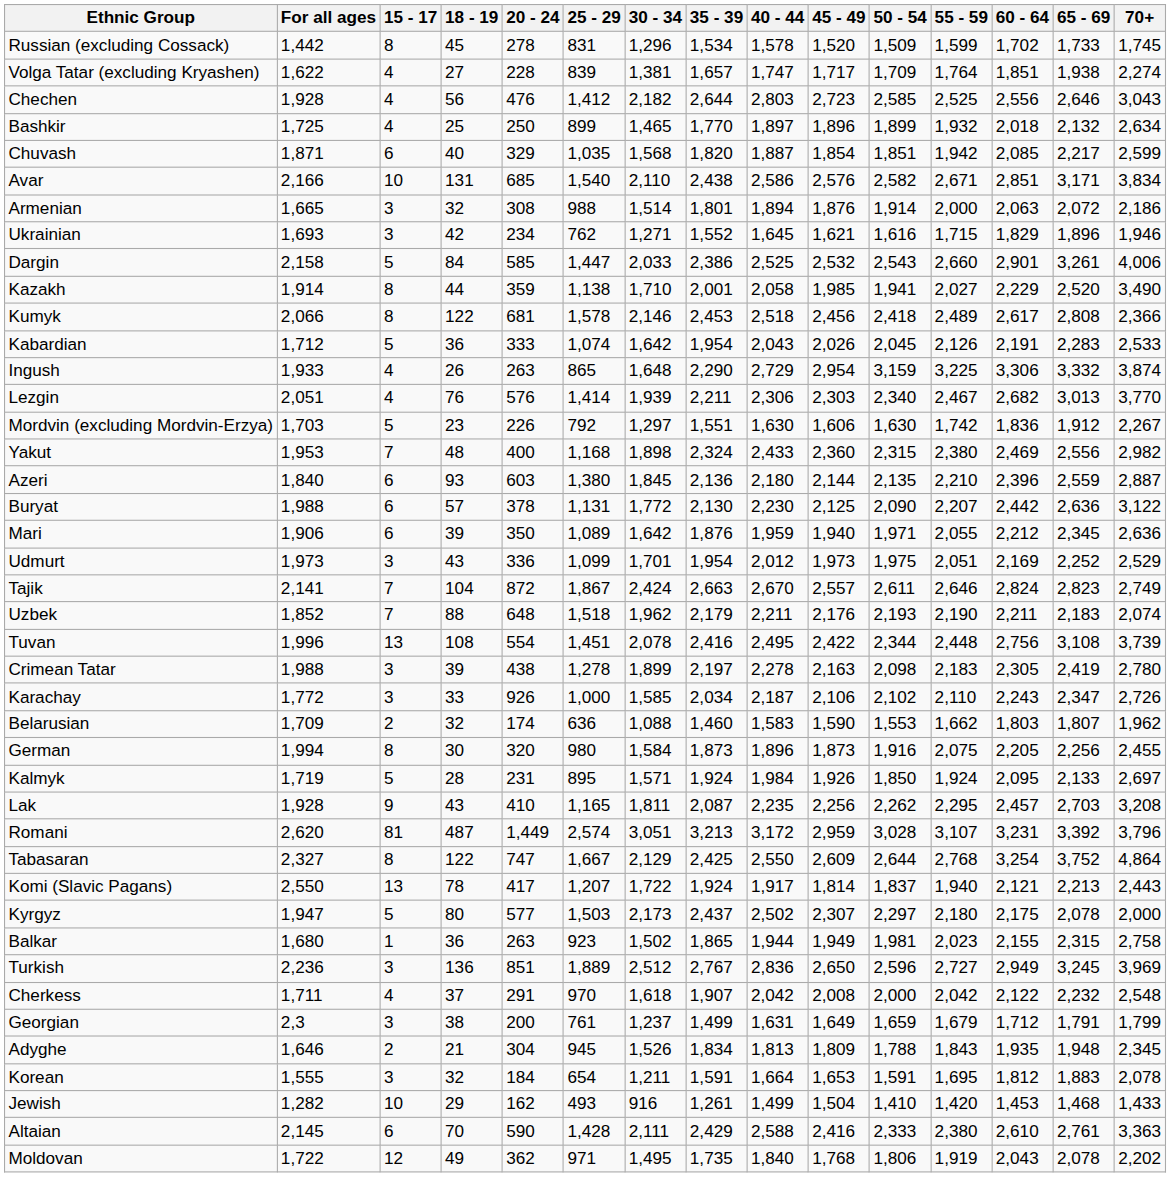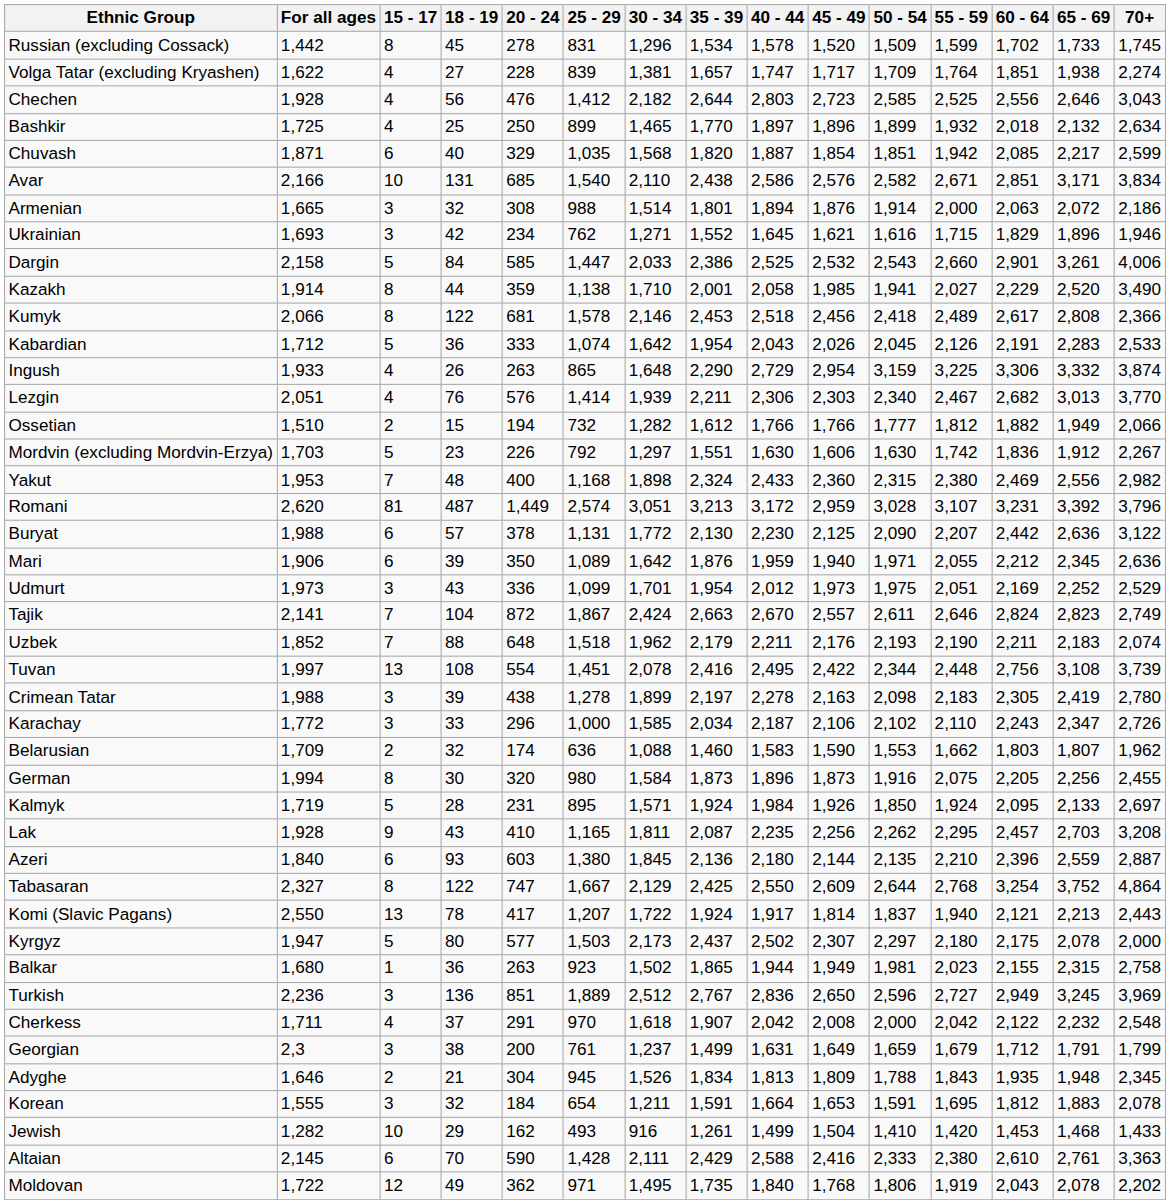+ row: (42, 425)
rows swapped: (28, 479) <-> (38, 832)
(302, 642) 1,996 -> (302, 669) 1,997
(521, 696) 926 -> (521, 724) 296
